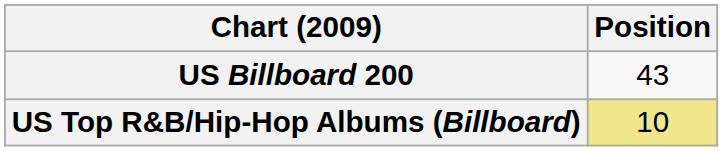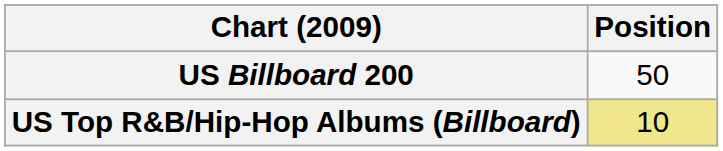(653, 74) 43 -> (653, 74) 50
